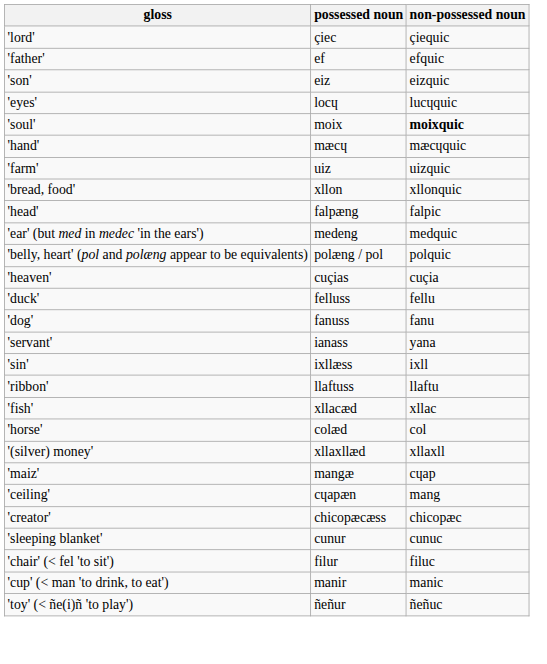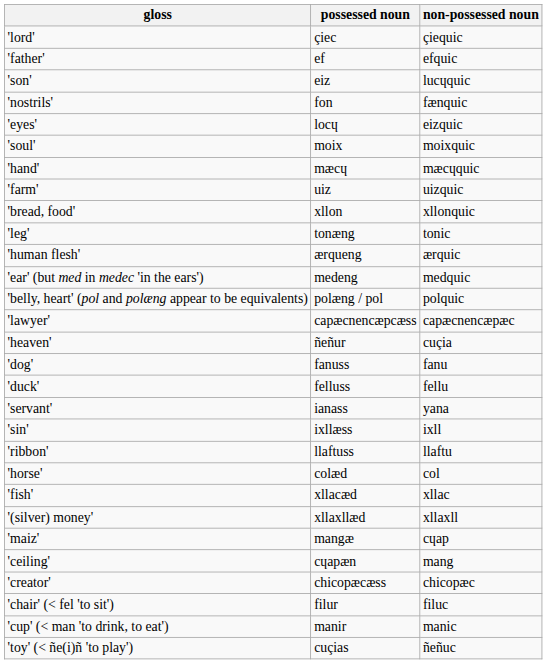(429, 80) eizquic -> (447, 80) lucɥquic
+ row: (30, 102)
(433, 102) lucɥquic -> (443, 124) eizquic
(437, 124) bold -> (449, 146) normal
- row: (23, 211)
+ row: (18, 233)
+ row: (44, 255)
+ row: (29, 320)
(331, 277) cuçias -> (330, 342) ñeñur
rows swapped: (20, 320) <-> (23, 299)
rows swapped: (25, 430) <-> (20, 408)
- row: (55, 539)
(330, 604) ñeñur -> (331, 648) cuçias
